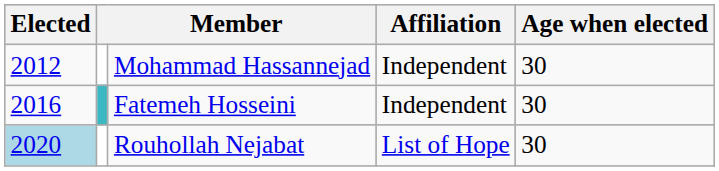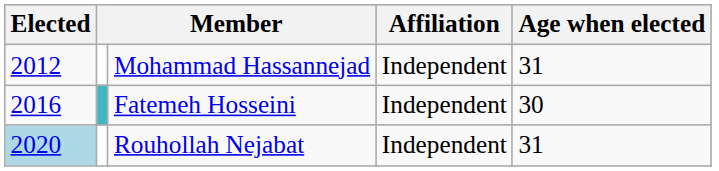(534, 64) 30 -> (531, 64) 31
(446, 144) List of Hope -> (444, 144) Independent
(534, 144) 30 -> (531, 144) 31
